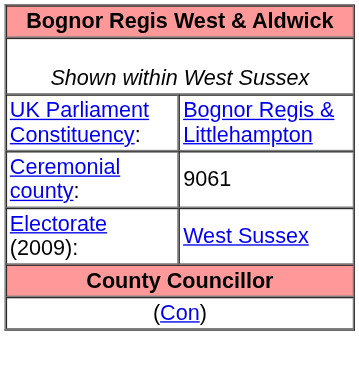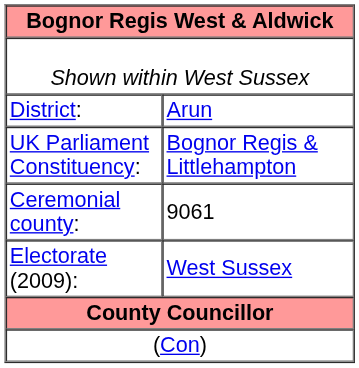+ row: (46, 110)
